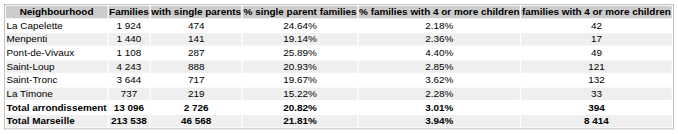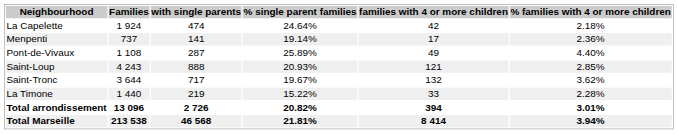columns swapped: (596, 12) <-> (439, 12)
(129, 39) 1 440 -> (129, 39) 737
(129, 94) 737 -> (129, 94) 1 440
